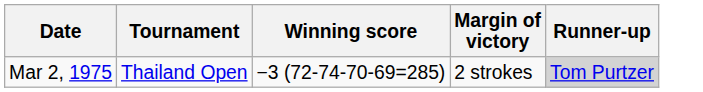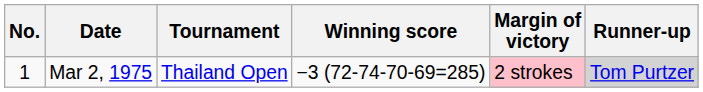+ column: (25, 31)
(493, 72) no background -> (533, 72) pink background
